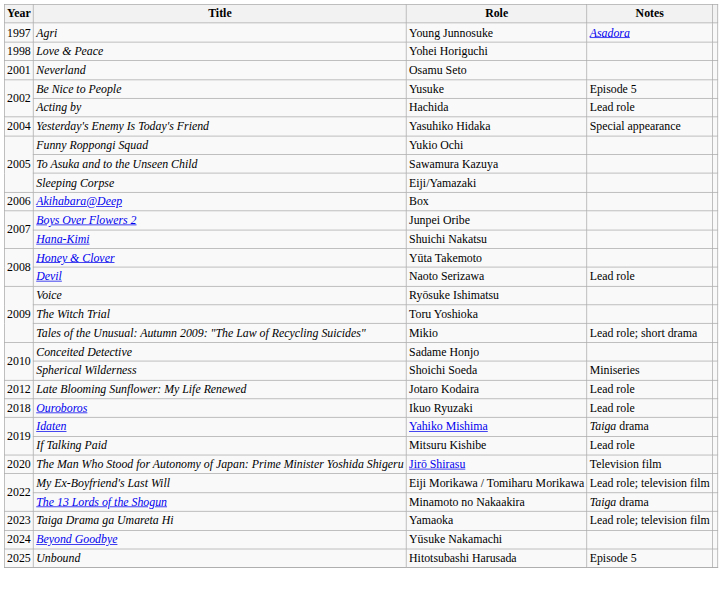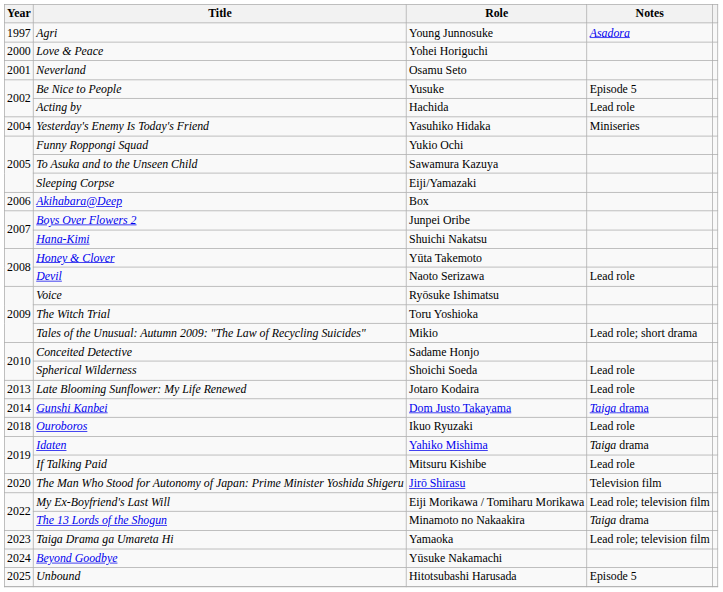(19, 51) 1998 -> (19, 51) 2000
(635, 126) Special appearance -> (615, 126) Miniseries
(615, 370) Miniseries -> (612, 370) Lead role
(19, 389) 2012 -> (19, 389) 2013
+ row: (72, 408)
